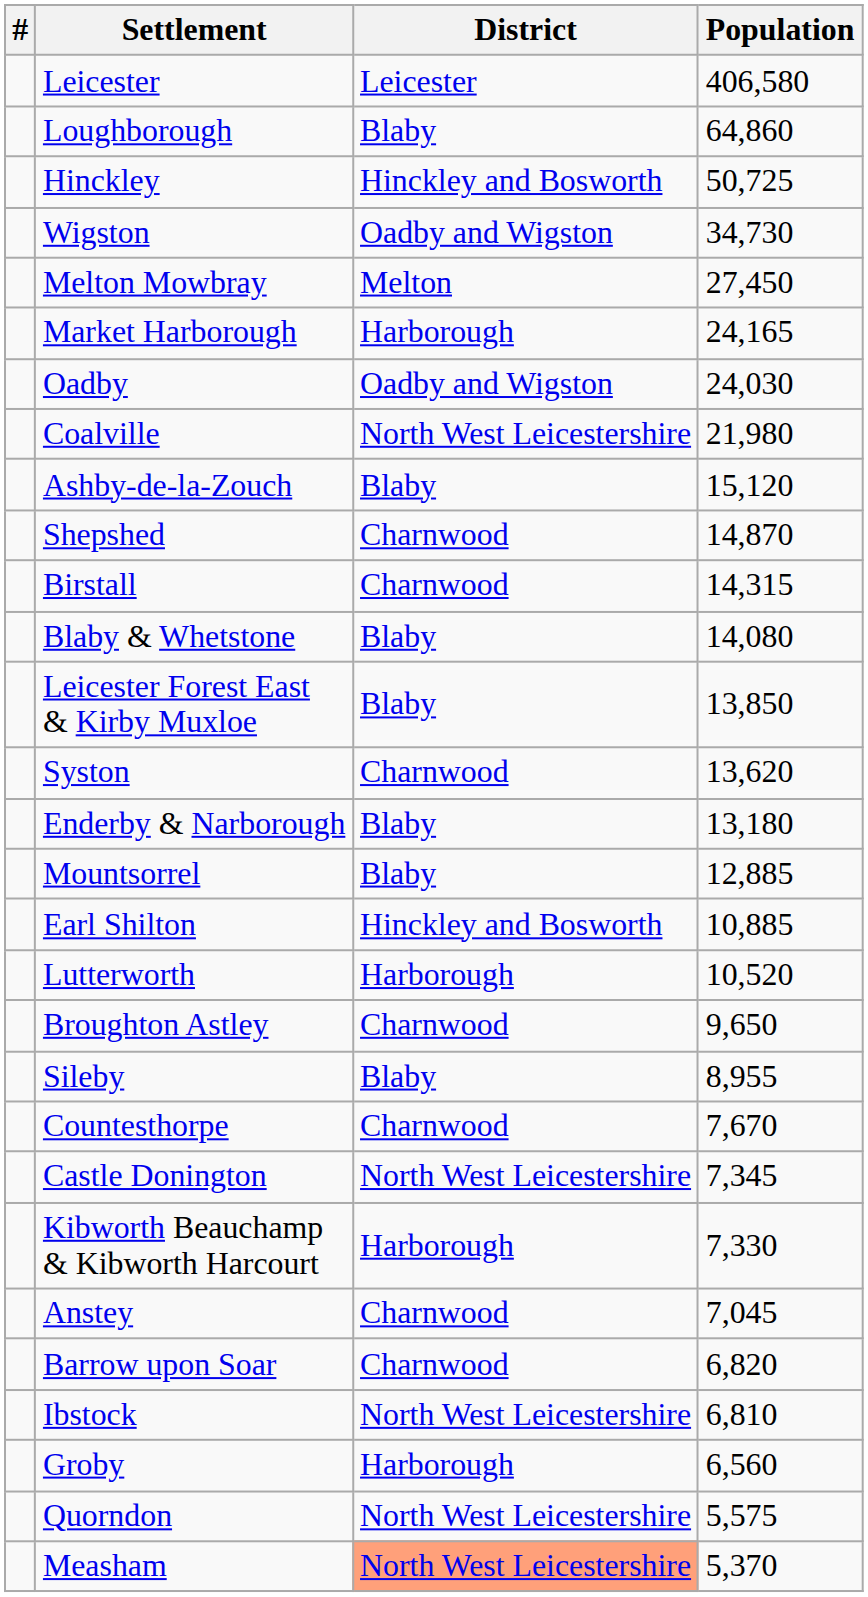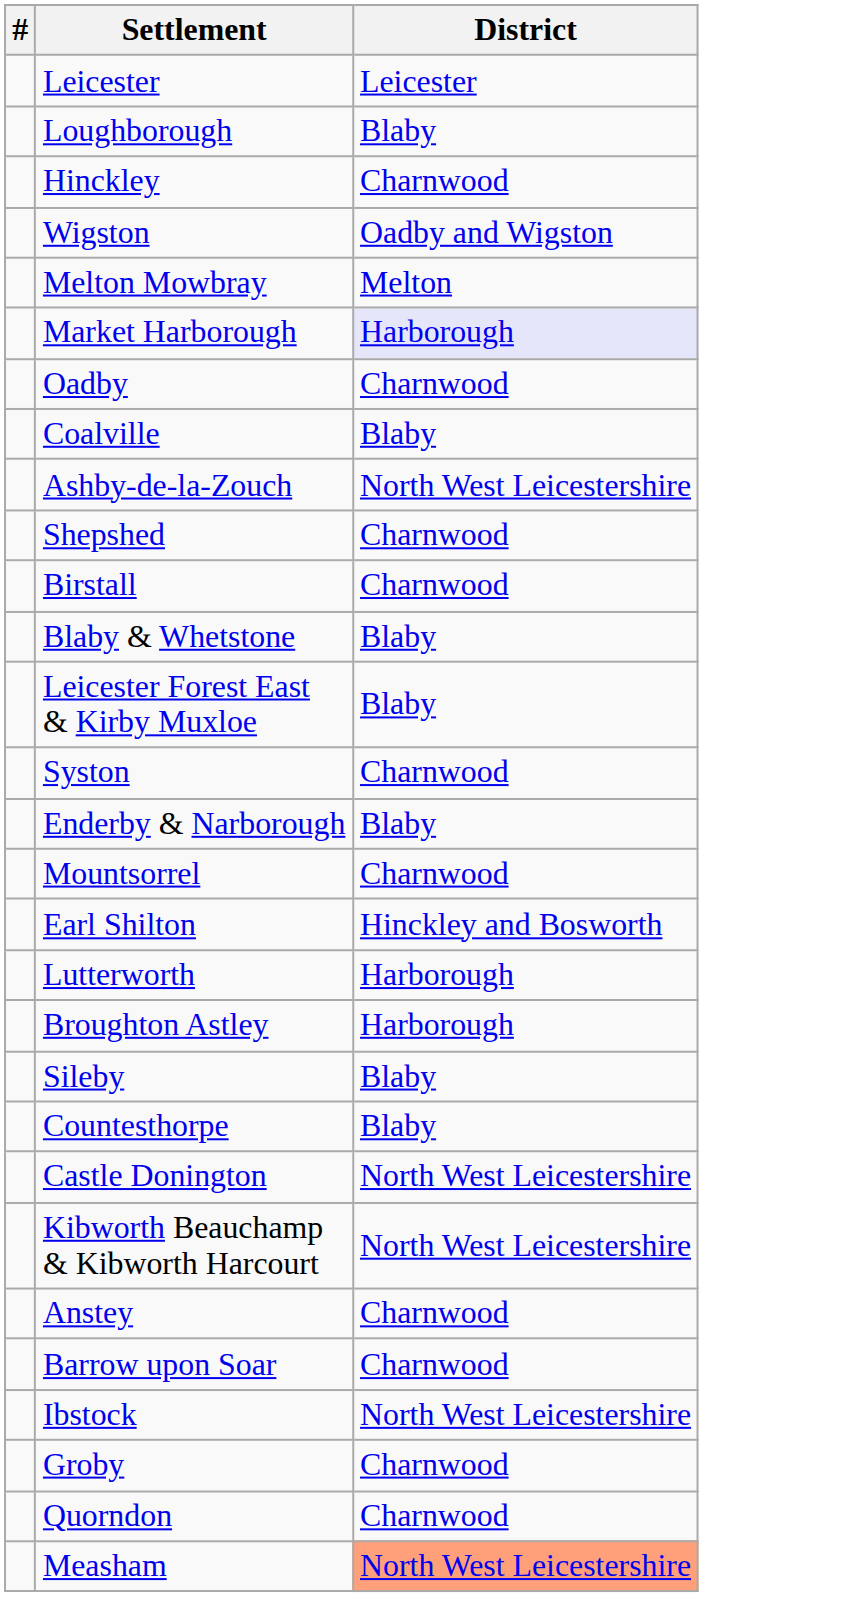- column: (780, 29)
(511, 181) Hinckley and Bosworth -> (434, 181) Charnwood
(437, 332) no background -> (437, 332) lavender background
(486, 383) Oadby and Wigston -> (434, 383) Charnwood
(526, 433) North West Leicestershire -> (398, 433) Blaby
(398, 484) Blaby -> (526, 484) North West Leicestershire
(398, 873) Blaby -> (434, 873) Charnwood
(434, 1024) Charnwood -> (437, 1024) Harborough
(434, 1125) Charnwood -> (398, 1125) Blaby
(437, 1244) Harborough -> (526, 1244) North West Leicestershire
(437, 1464) Harborough -> (434, 1464) Charnwood
(526, 1515) North West Leicestershire -> (434, 1515) Charnwood
